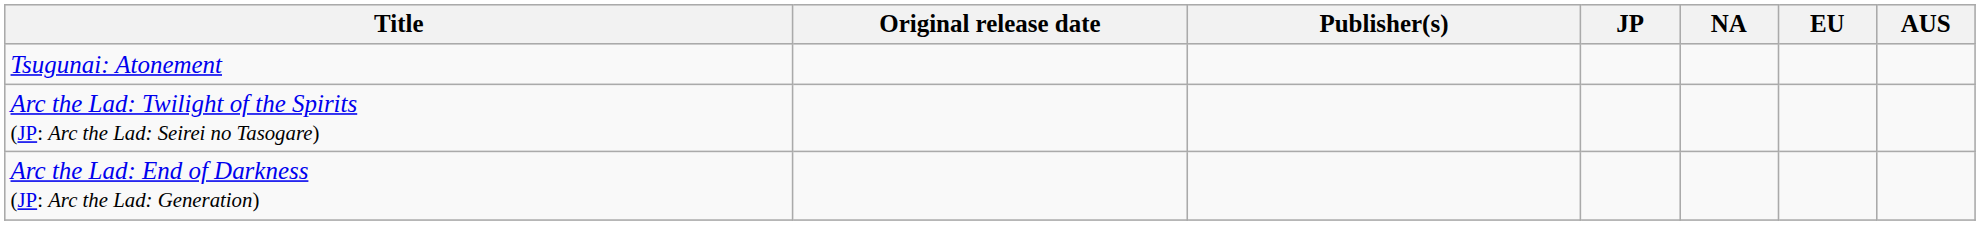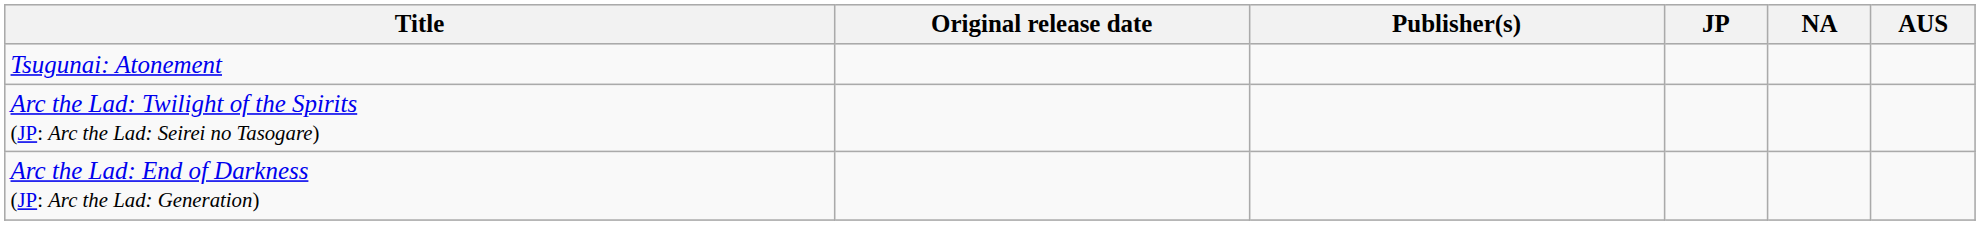- column: (1827, 24)
